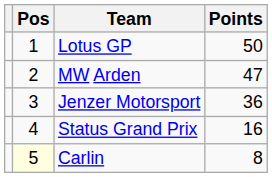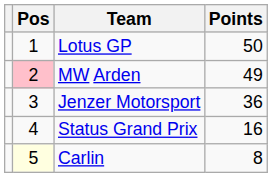(33, 74) no background -> (33, 74) pink background
(253, 74) 47 -> (253, 74) 49
